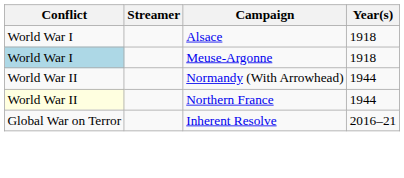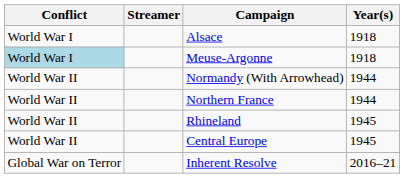(42, 99) lightyellow background -> (42, 99) no background
+ row: (214, 120)
+ row: (227, 141)
